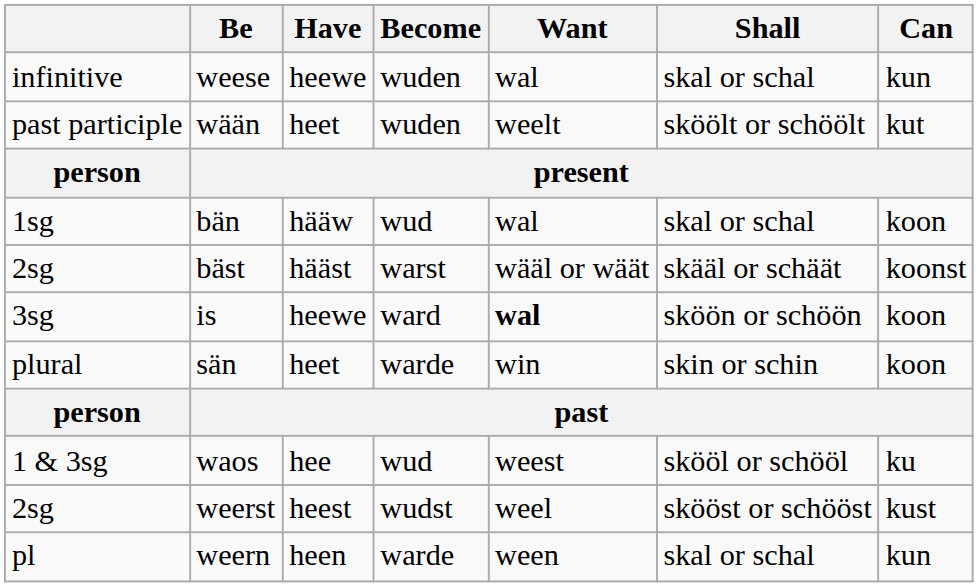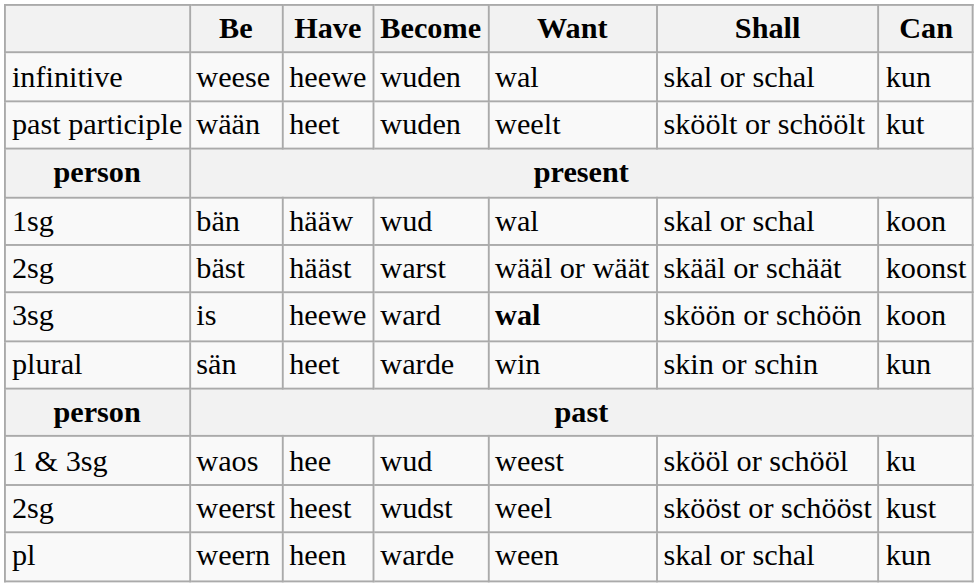(916, 364) koon -> (908, 364) kun
